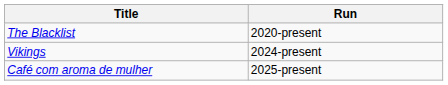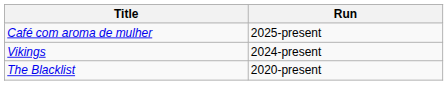rows swapped: (41, 32) <-> (80, 70)
